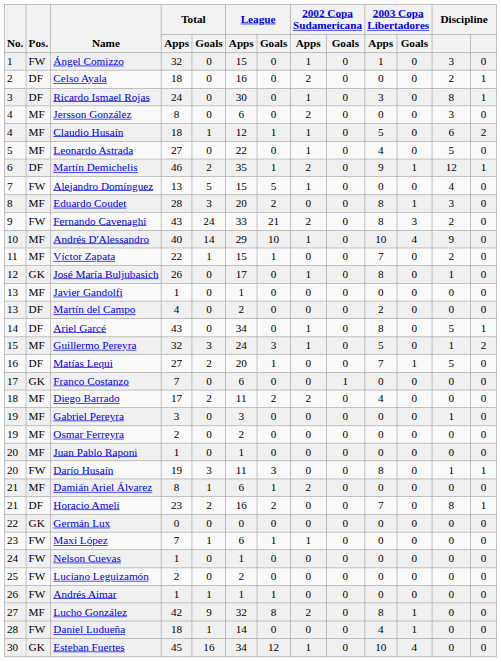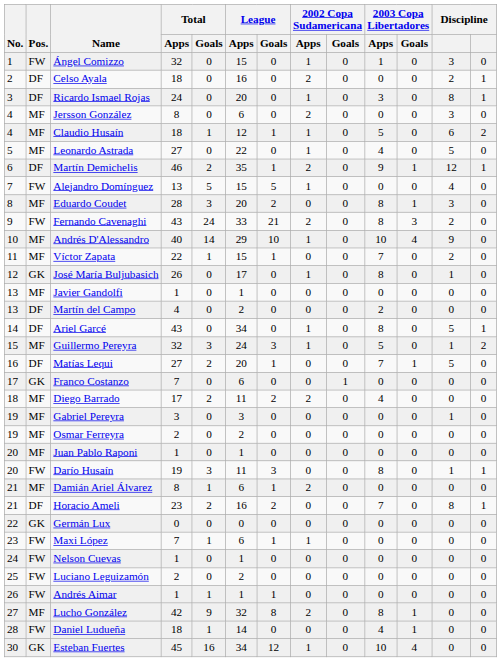(241, 97) 30 -> (241, 97) 20
